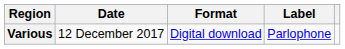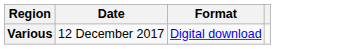- column: (299, 14)
